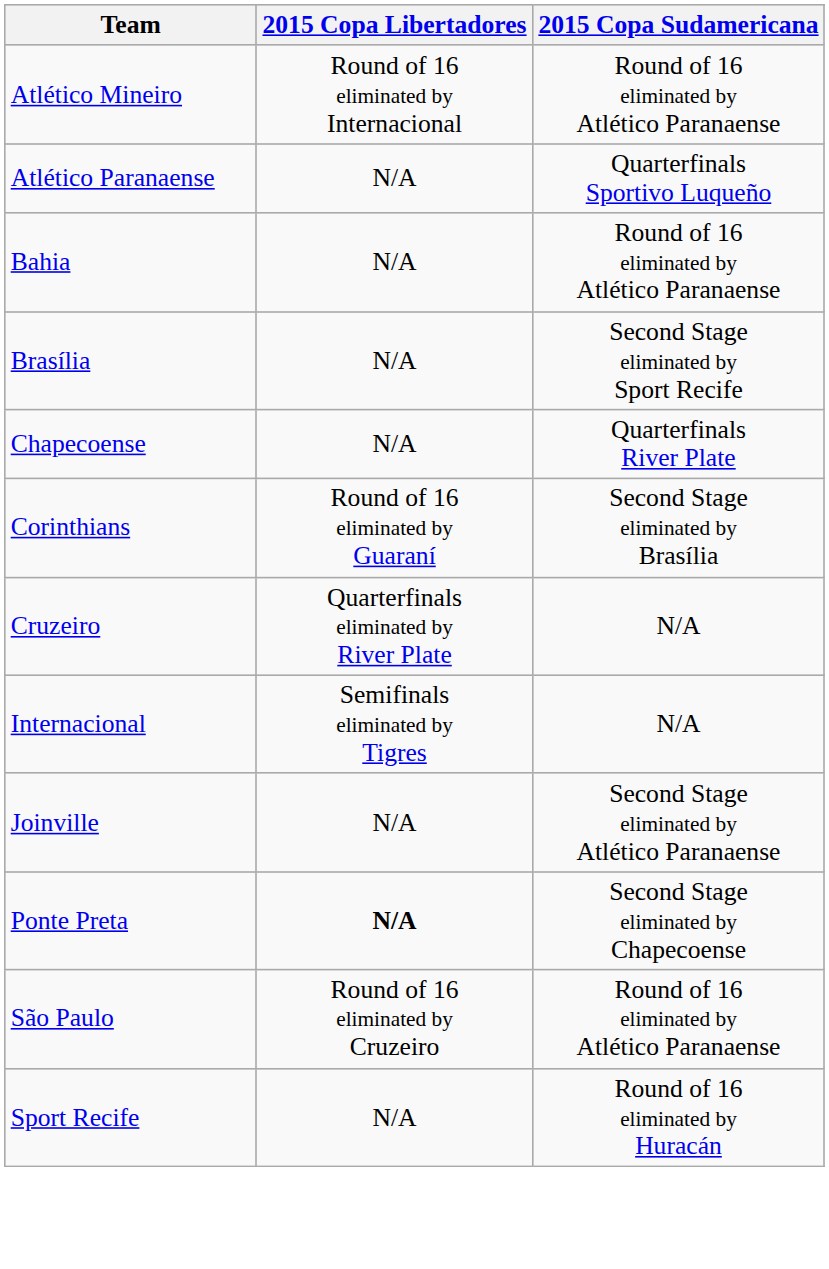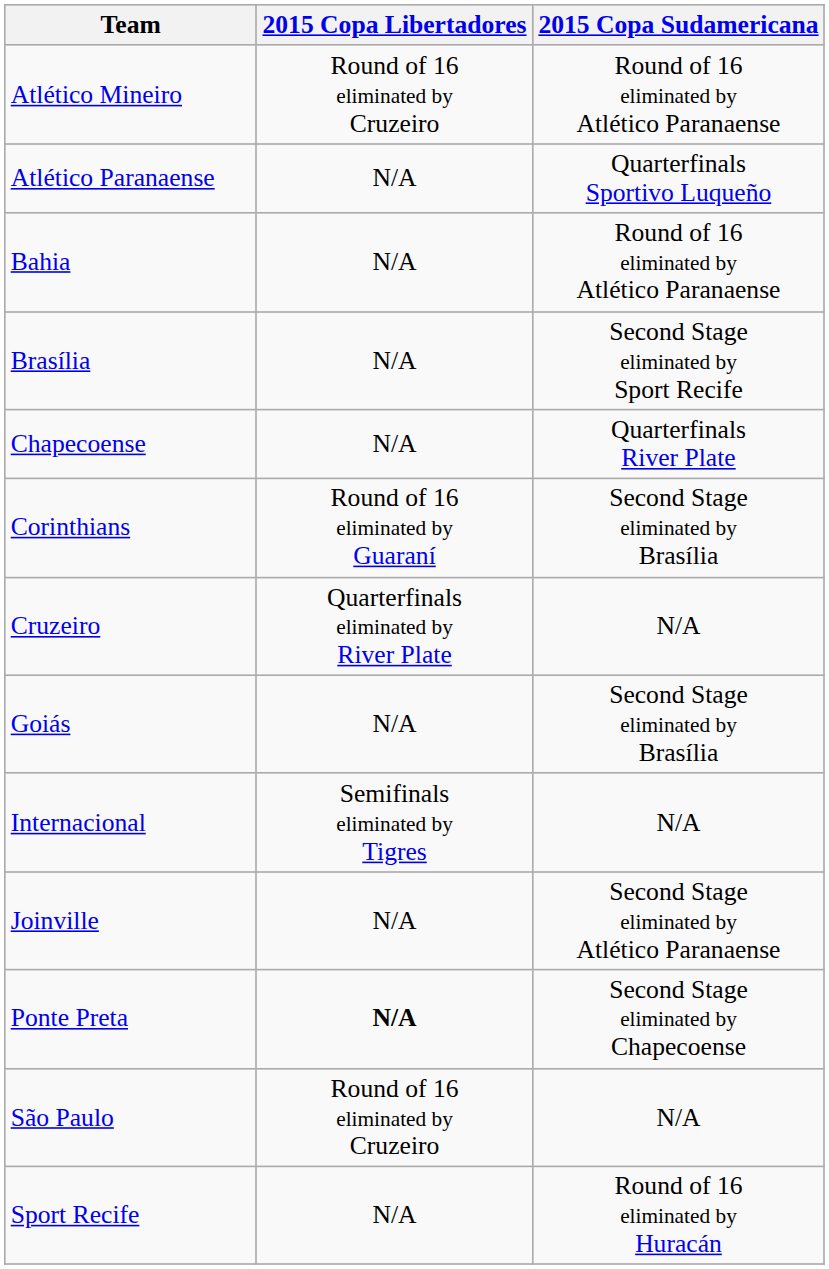(395, 94) Round of 16 eliminated by Internacional -> (395, 94) Round of 16 eliminated by Cruzeiro
+ row: (41, 724)
(678, 1018) Round of 16 eliminated by Atlético Paranaense -> (678, 1116) N/A
